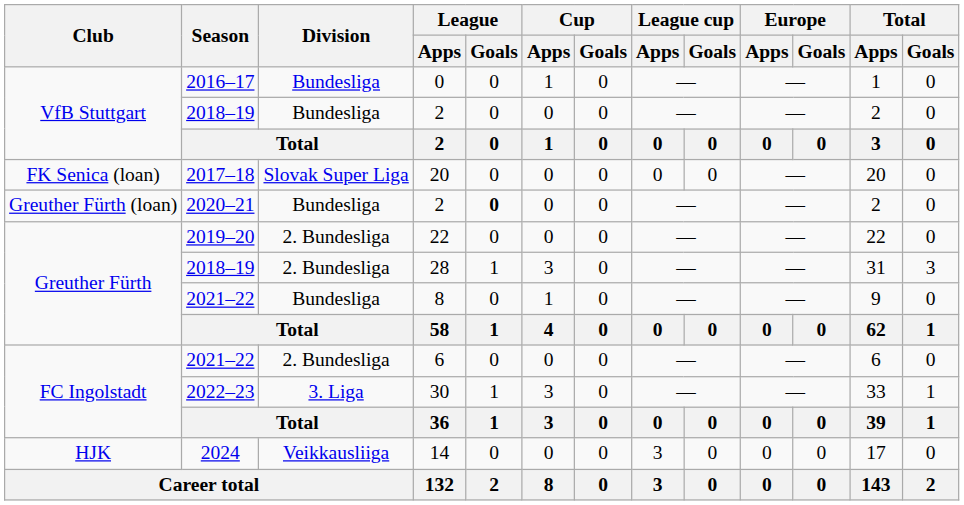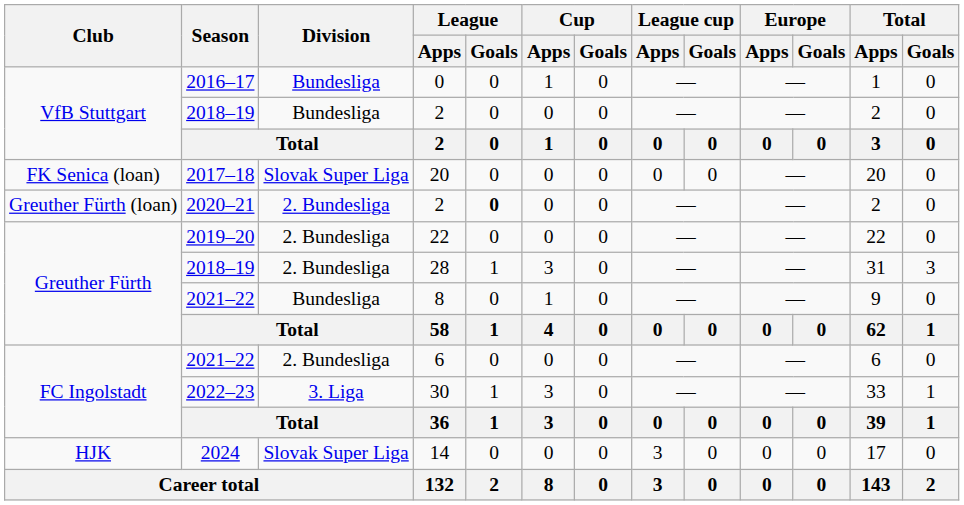(336, 205) Bundesliga -> (336, 205) 2. Bundesliga
(336, 453) Veikkausliiga -> (336, 453) Slovak Super Liga
